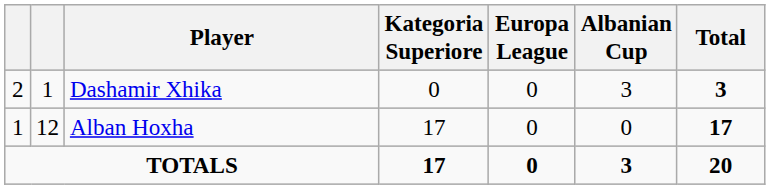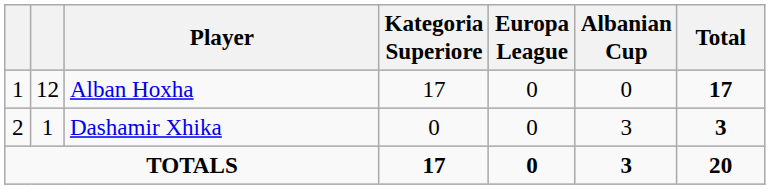rows swapped: (132, 127) <-> (146, 89)
